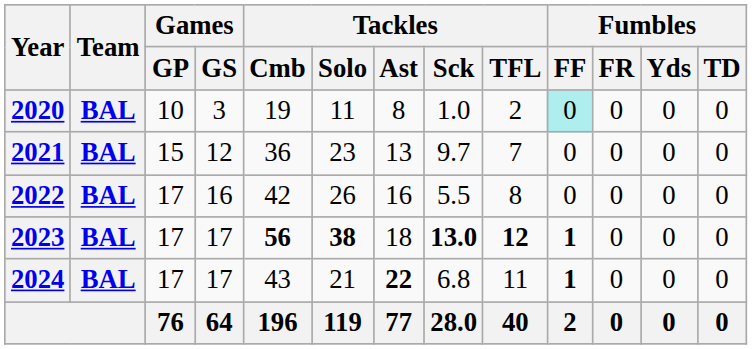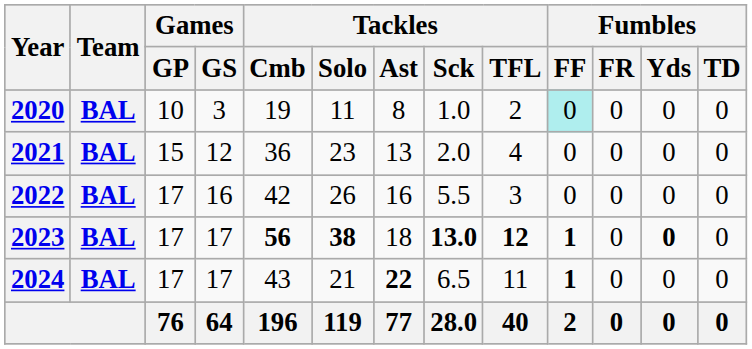(454, 152) 9.7 -> (454, 152) 2.0
(515, 152) 7 -> (515, 152) 4
(515, 195) 8 -> (515, 195) 3
(669, 237) normal -> (669, 237) bold
(454, 279) 6.8 -> (454, 279) 6.5
